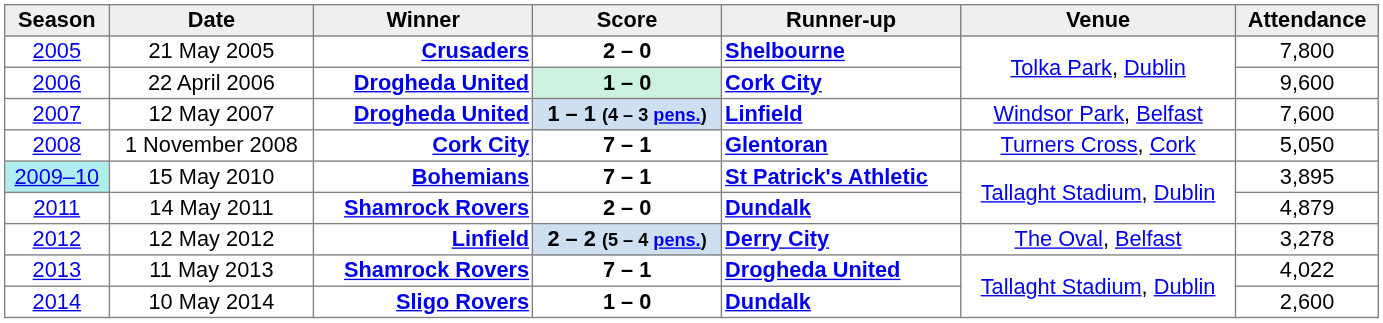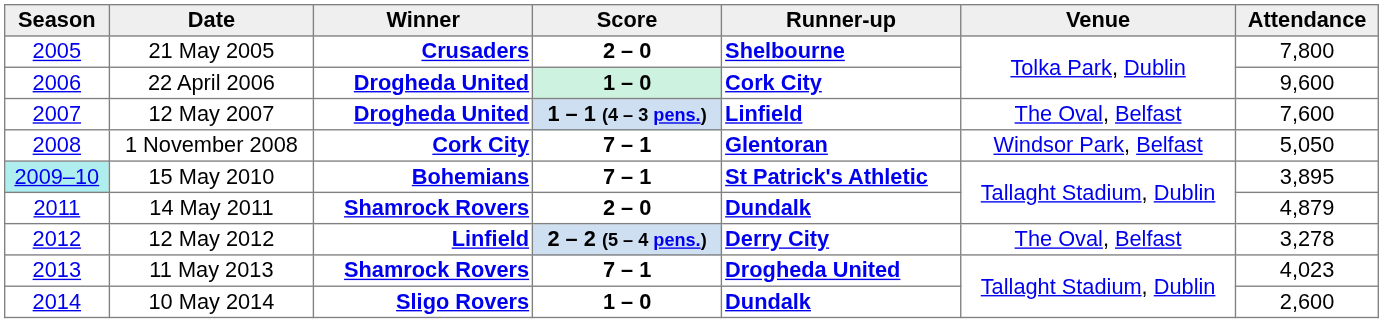(1098, 113) Windsor Park, Belfast -> (1098, 113) The Oval, Belfast
(1098, 145) Turners Cross, Cork -> (1098, 145) Windsor Park, Belfast
(1307, 270) 4,022 -> (1307, 270) 4,023
